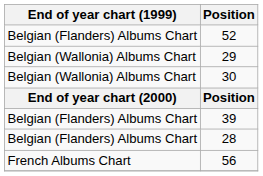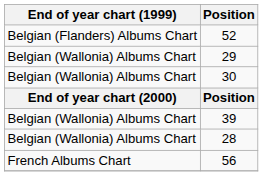(102, 118) Belgian (Flanders) Albums Chart -> (102, 118) Belgian (Wallonia) Albums Chart
(102, 139) Belgian (Flanders) Albums Chart -> (102, 139) Belgian (Wallonia) Albums Chart
